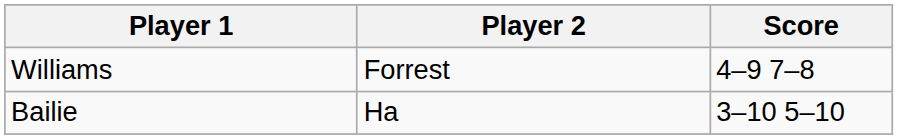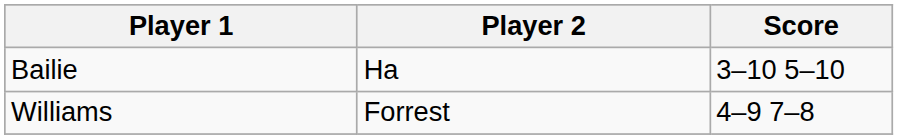rows swapped: (44, 112) <-> (62, 69)
